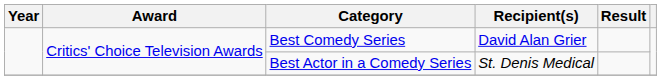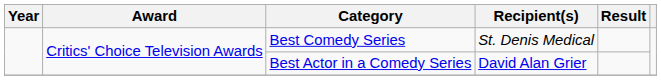(532, 39) David Alan Grier -> (536, 39) St. Denis Medical
(536, 63) St. Denis Medical -> (532, 63) David Alan Grier
